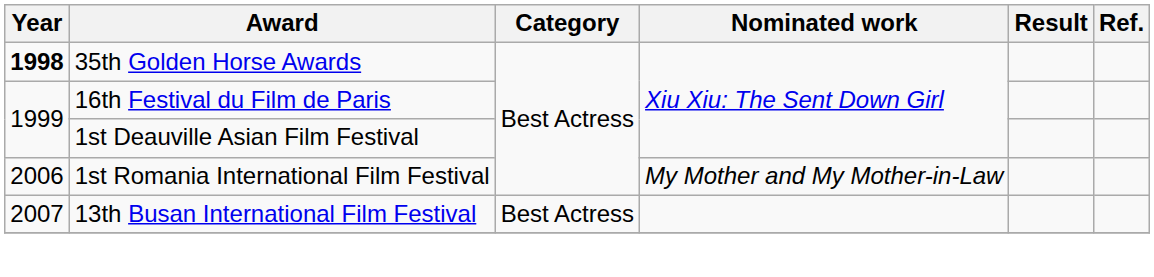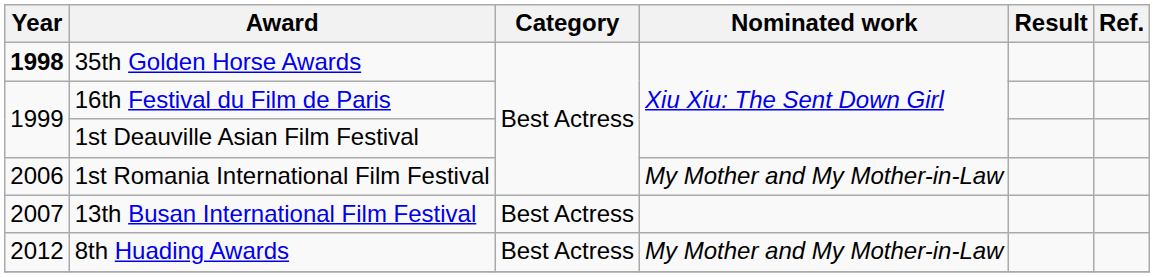+ row: (182, 251)
